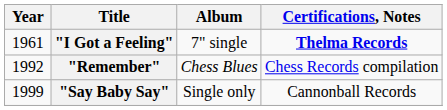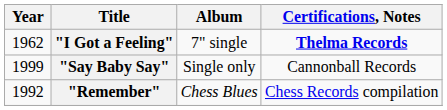(28, 42) 1961 -> (28, 42) 1962
rows swapped: (114, 67) <-> (114, 92)
